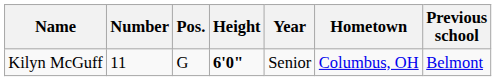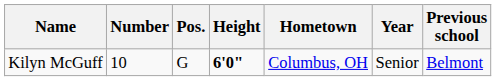columns swapped: (290, 26) <-> (369, 26)
(118, 62) 11 -> (119, 62) 10
